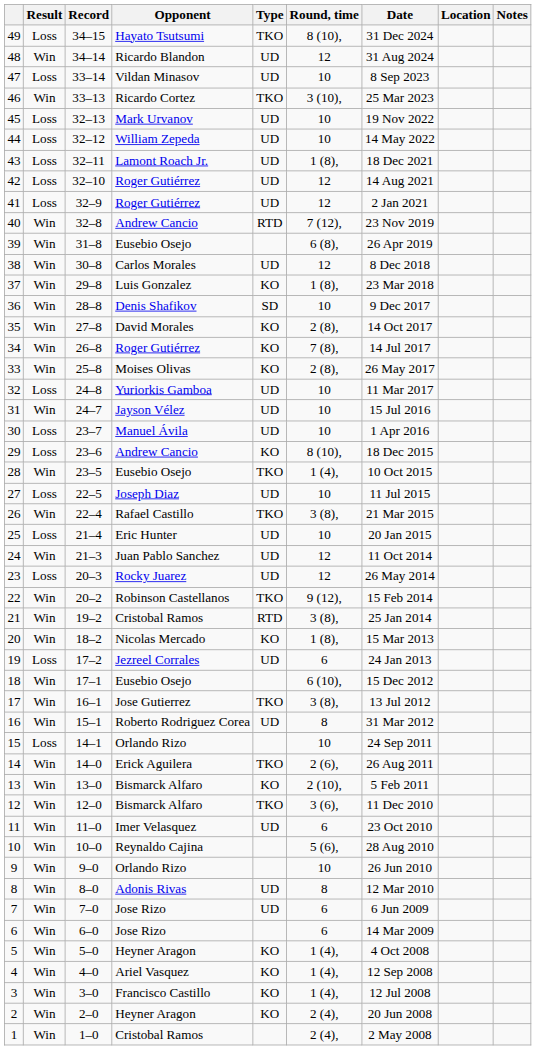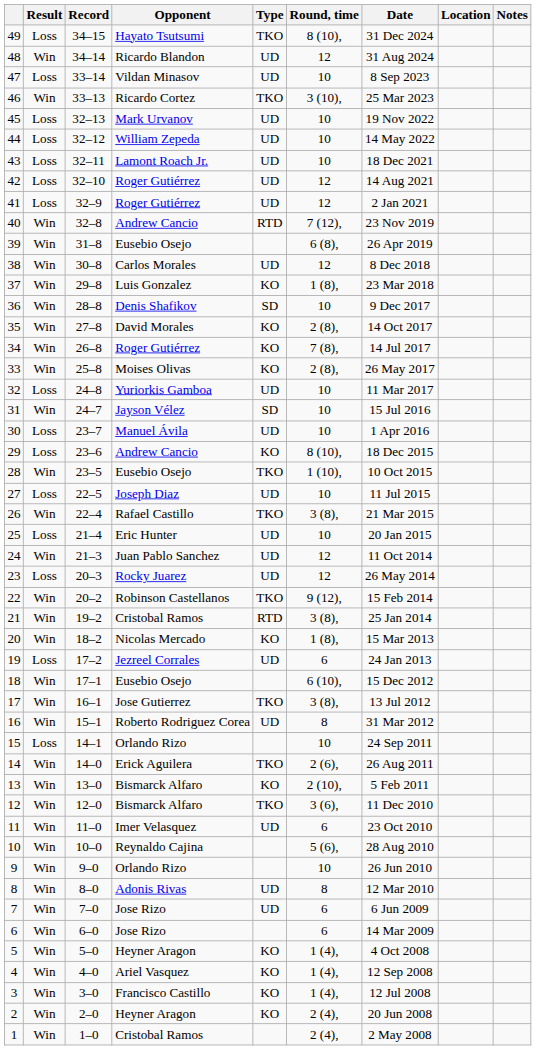(324, 160) 1 (8), -> (324, 160) 10
(270, 410) UD -> (270, 410) SD
(324, 472) 1 (4), -> (324, 472) 1 (10),
